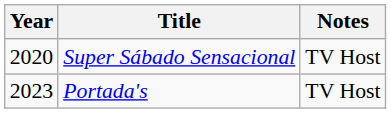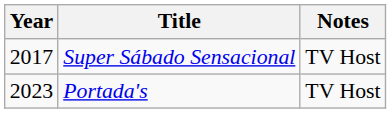(31, 56) 2020 -> (31, 56) 2017
